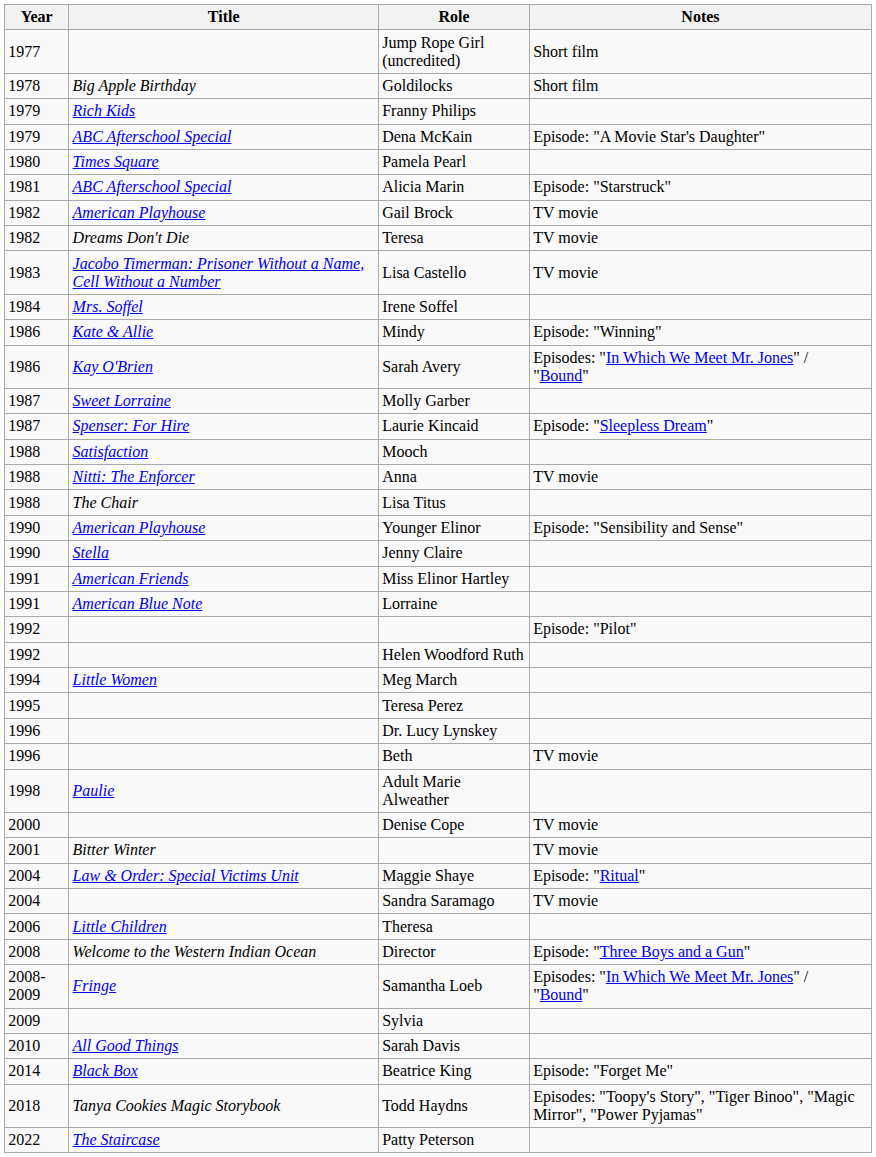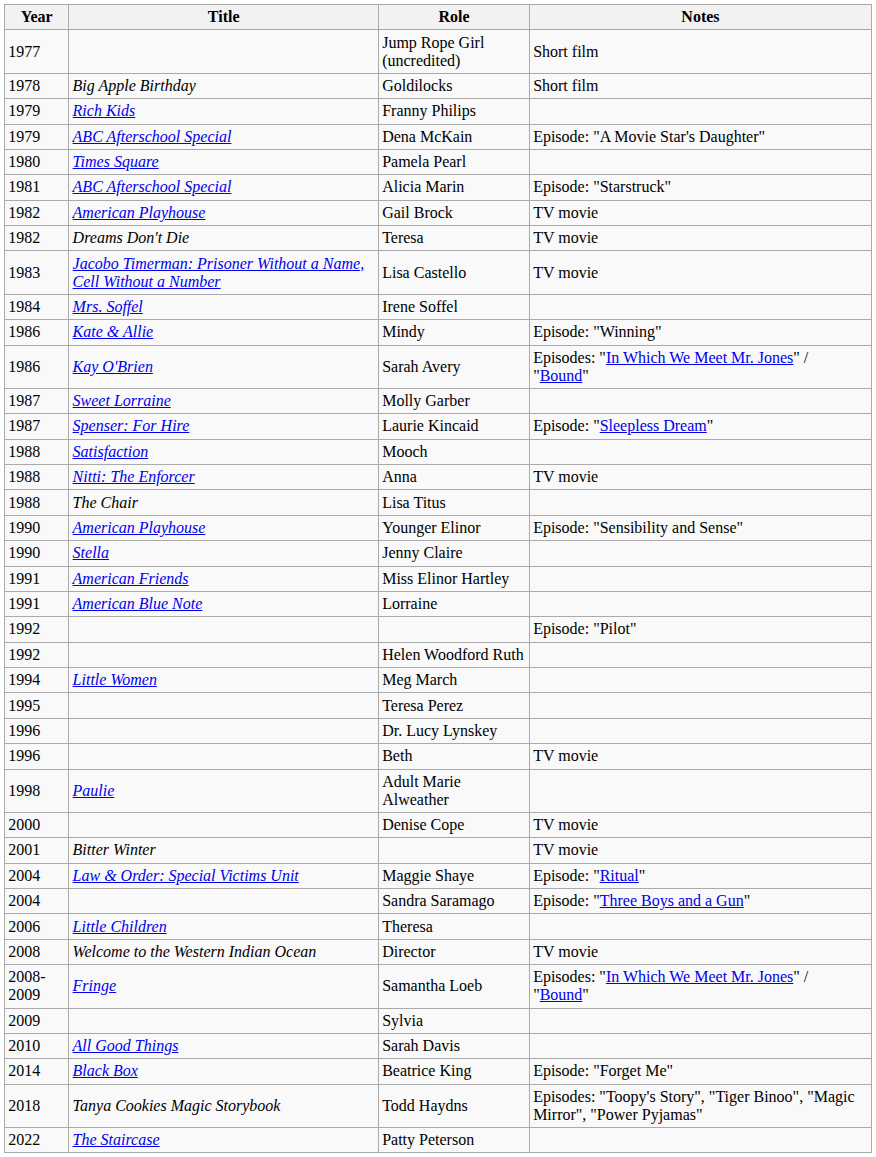(566, 901) TV movie -> (642, 901) Episode: "Three Boys and a Gun"
(642, 951) Episode: "Three Boys and a Gun" -> (566, 951) TV movie
